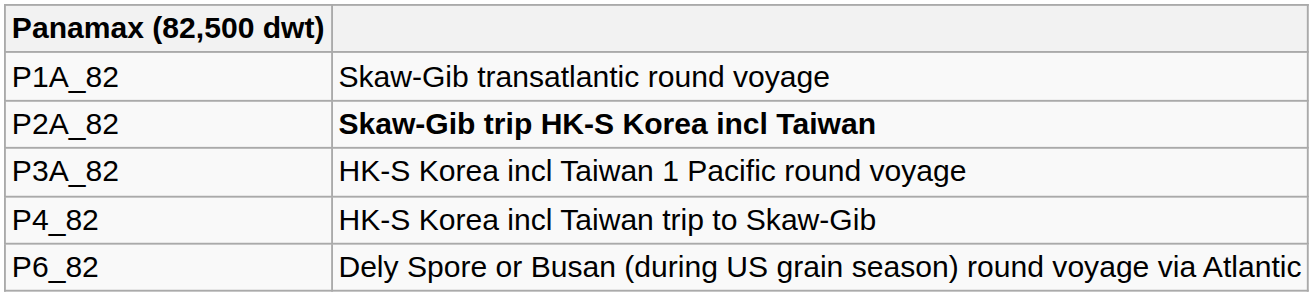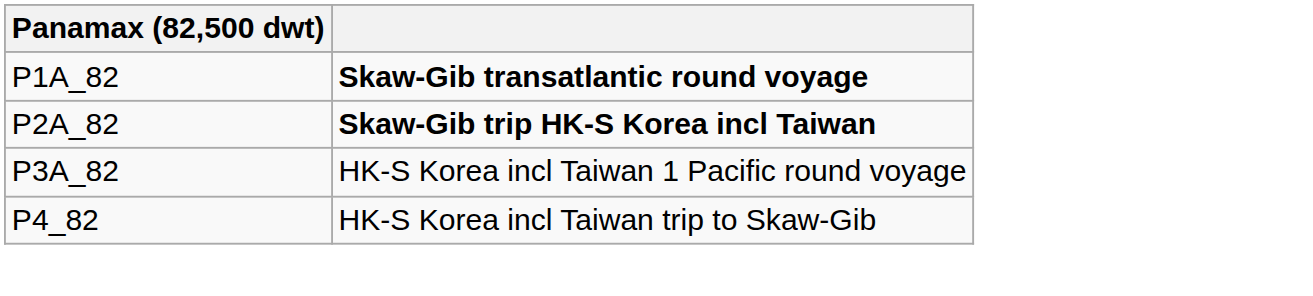(584, 76) normal -> (603, 76) bold
- row: (55, 266)
